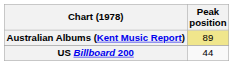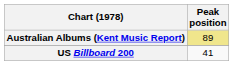(208, 53) 44 -> (208, 53) 41
